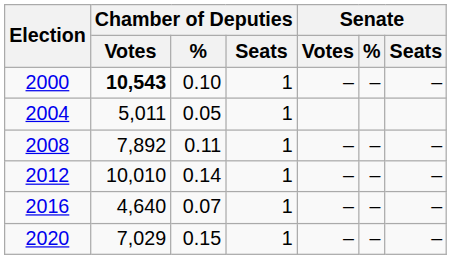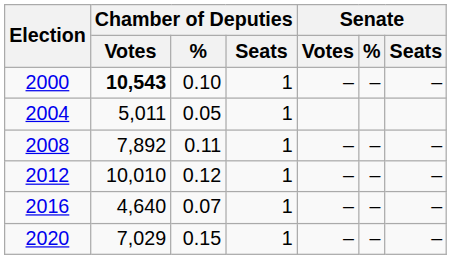(202, 176) 0.14 -> (202, 176) 0.12
